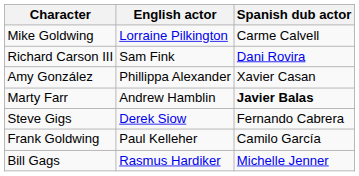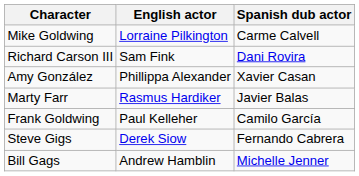(167, 98) Andrew Hamblin -> (170, 98) Rasmus Hardiker
(275, 98) bold -> (273, 98) normal
rows swapped: (53, 139) <-> (40, 118)
(170, 160) Rasmus Hardiker -> (167, 160) Andrew Hamblin
